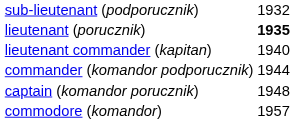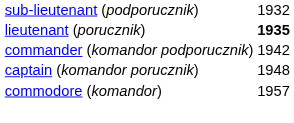- row: (108, 50)
(274, 70) 1944 -> (274, 50) 1942
